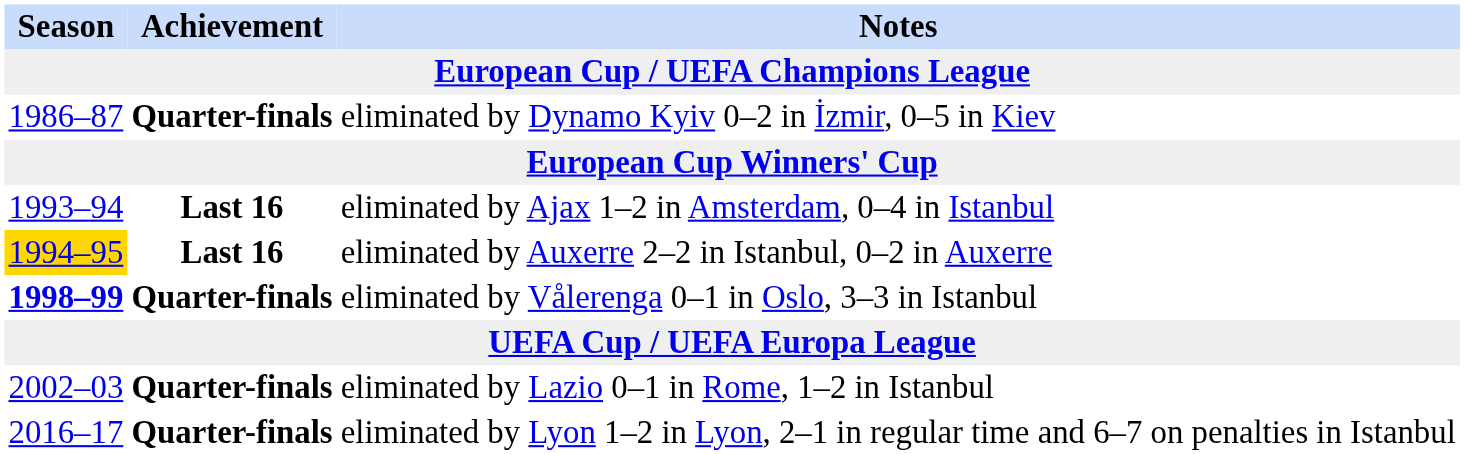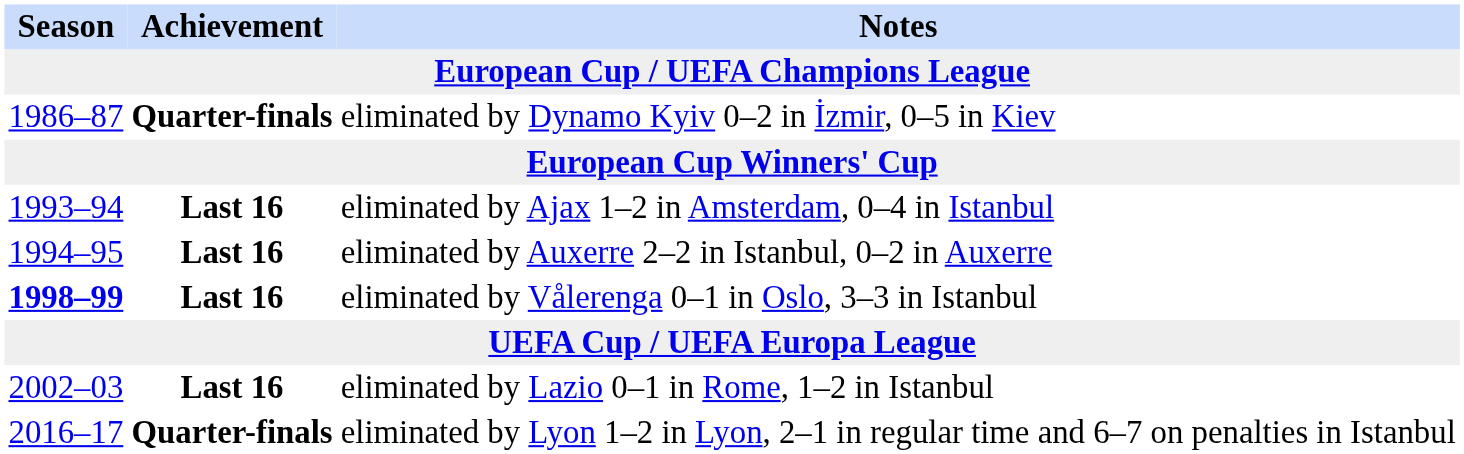(66, 251) gold background -> (66, 251) no background
(232, 297) Quarter-finals -> (232, 297) Last 16
(232, 387) Quarter-finals -> (232, 387) Last 16
